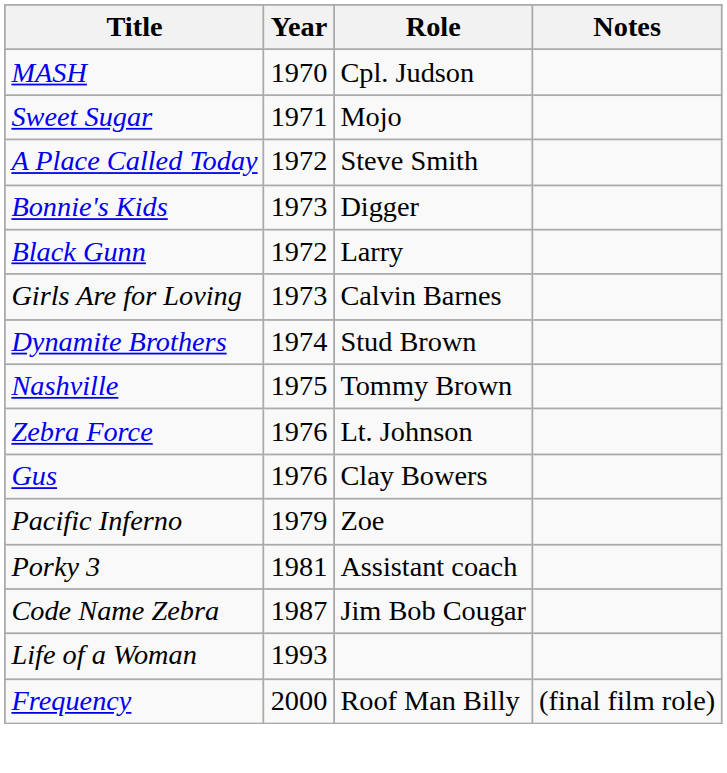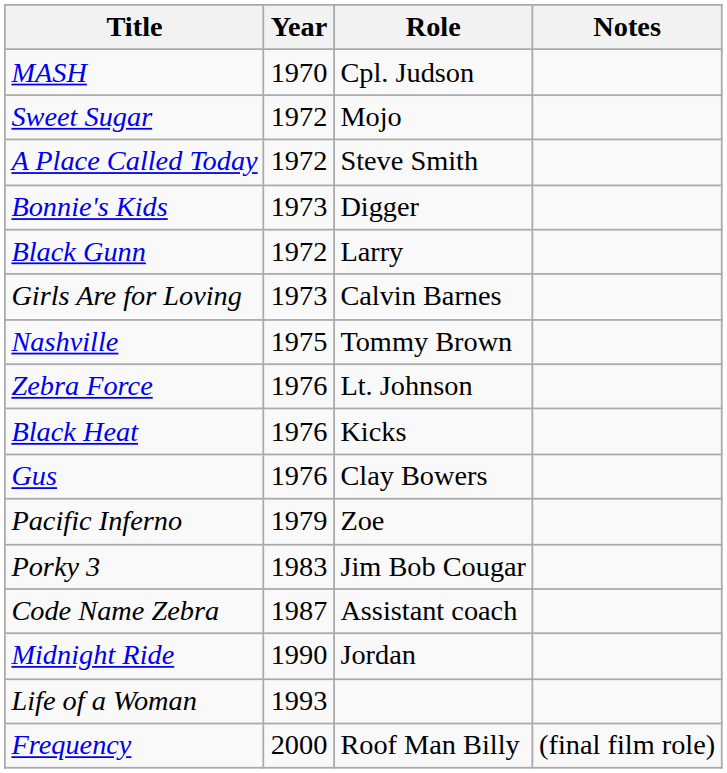(299, 116) 1971 -> (299, 116) 1972
- row: (119, 341)
+ row: (75, 431)
(299, 565) 1981 -> (299, 565) 1983
(429, 565) Assistant coach -> (433, 565) Jim Bob Cougar
(433, 610) Jim Bob Cougar -> (429, 610) Assistant coach
+ row: (93, 655)
